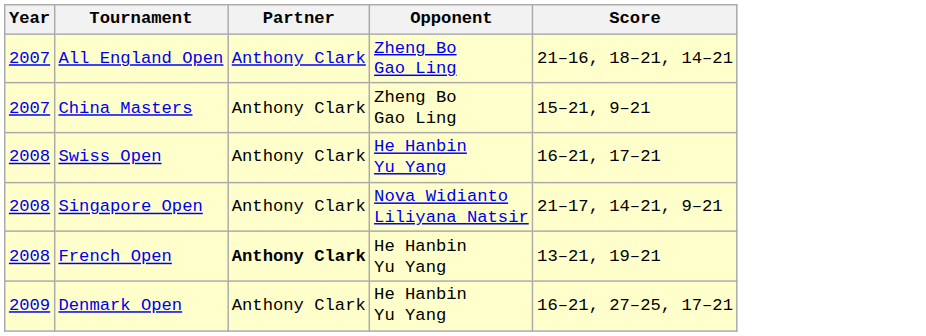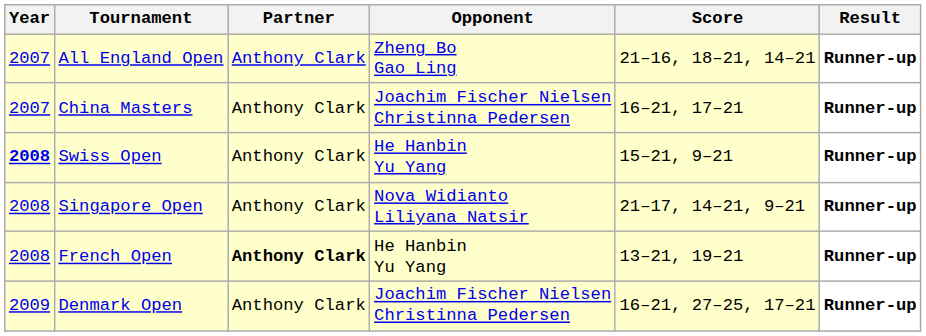+ column: (870, 19)
(415, 108) Zheng Bo Gao Ling -> (493, 108) Joachim Fischer Nielsen Christinna Pedersen
(594, 108) 15–21, 9–21 -> (681, 108) 16–21, 17–21
(30, 157) normal -> (30, 157) bold
(599, 157) 16–21, 17–21 -> (676, 157) 15–21, 9–21
(420, 305) He Hanbin Yu Yang -> (493, 305) Joachim Fischer Nielsen Christinna Pedersen
